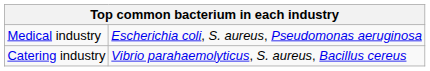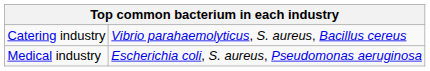rows swapped: (56, 55) <-> (54, 35)
